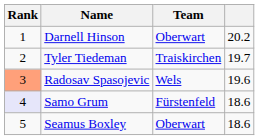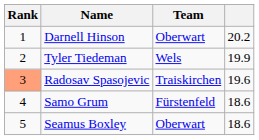(188, 58) Traiskirchen -> (168, 58) Wels
(239, 58) 19.7 -> (239, 58) 19.9
(168, 80) Wels -> (188, 80) Traiskirchen
(23, 102) lavender background -> (23, 102) no background
